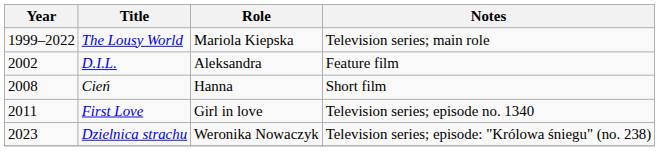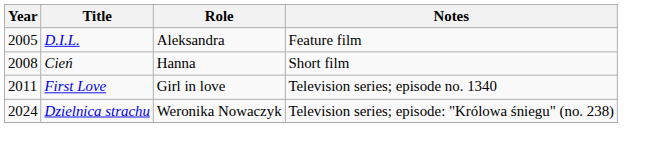- row: (132, 39)
(23, 63) 2002 -> (23, 39) 2005
(23, 134) 2023 -> (23, 110) 2024
